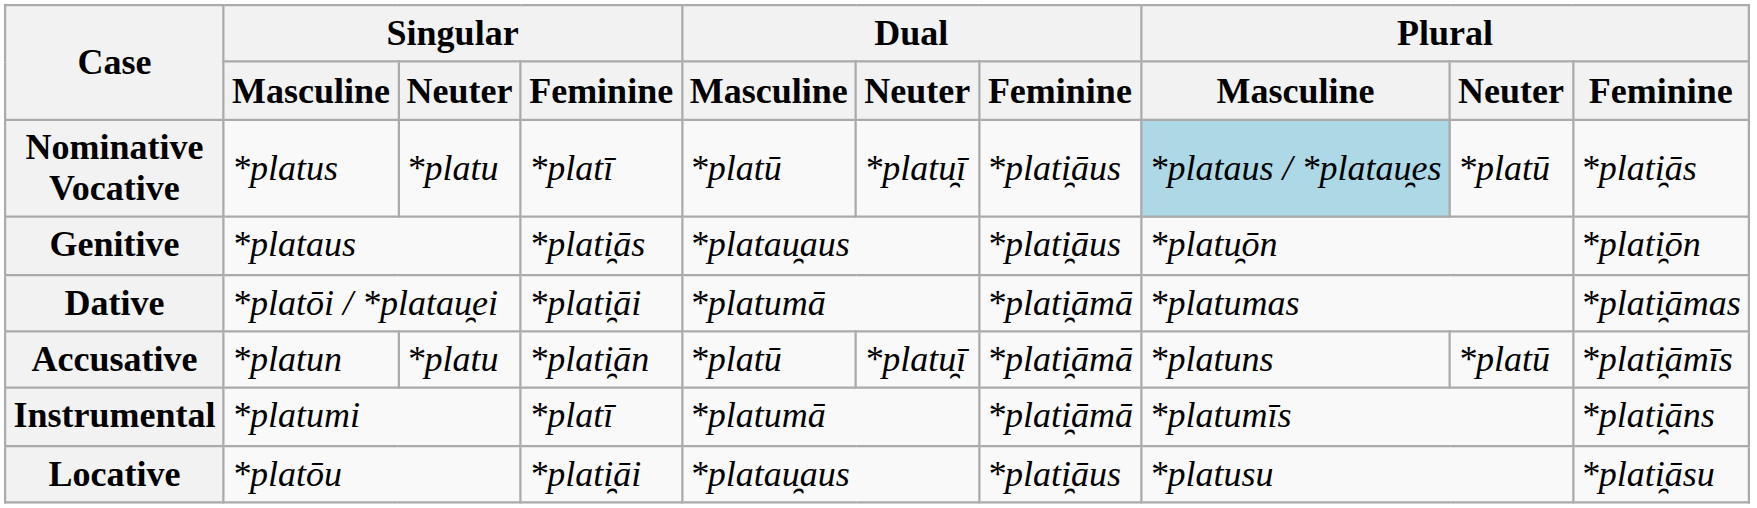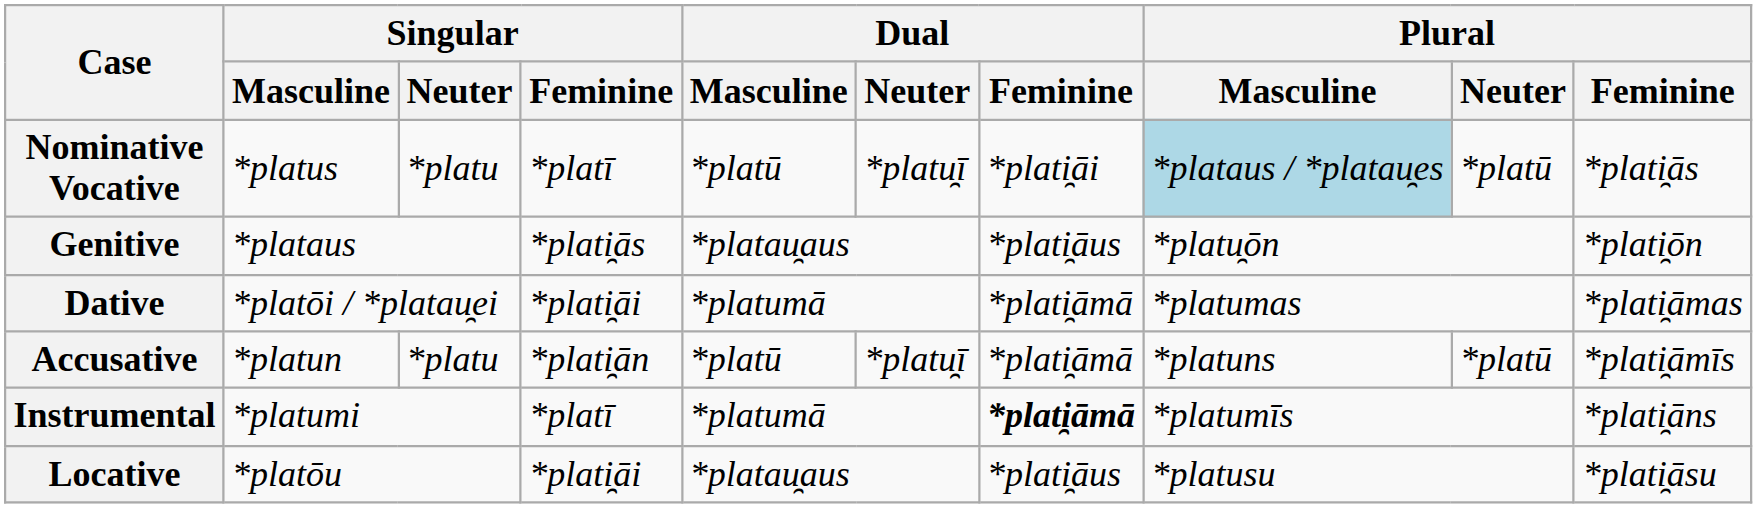(1054, 167) *plati̯āus -> (1043, 167) *plati̯āi
(1060, 416) normal -> (1061, 416) bold
